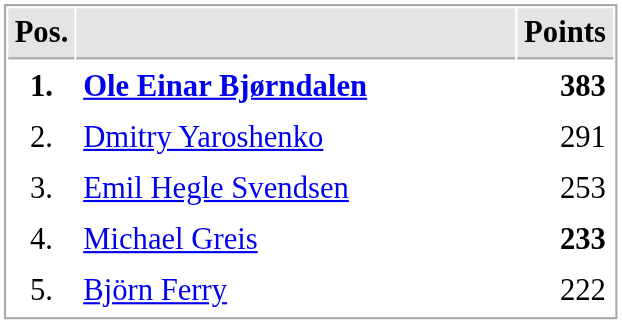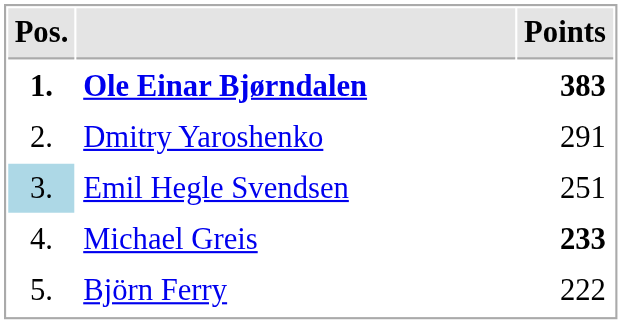(41, 187) no background -> (41, 187) lightblue background
(583, 187) 253 -> (583, 187) 251
